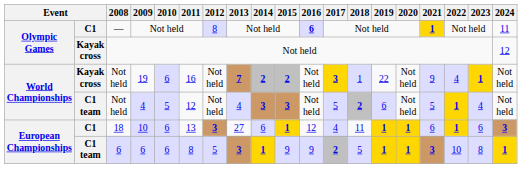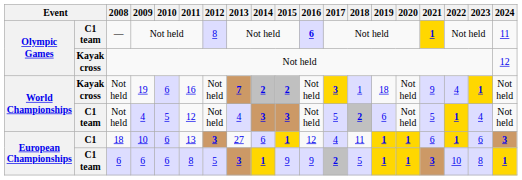(90, 29) C1 -> (90, 34) C1 team
(384, 78) 22 -> (384, 90) 18
